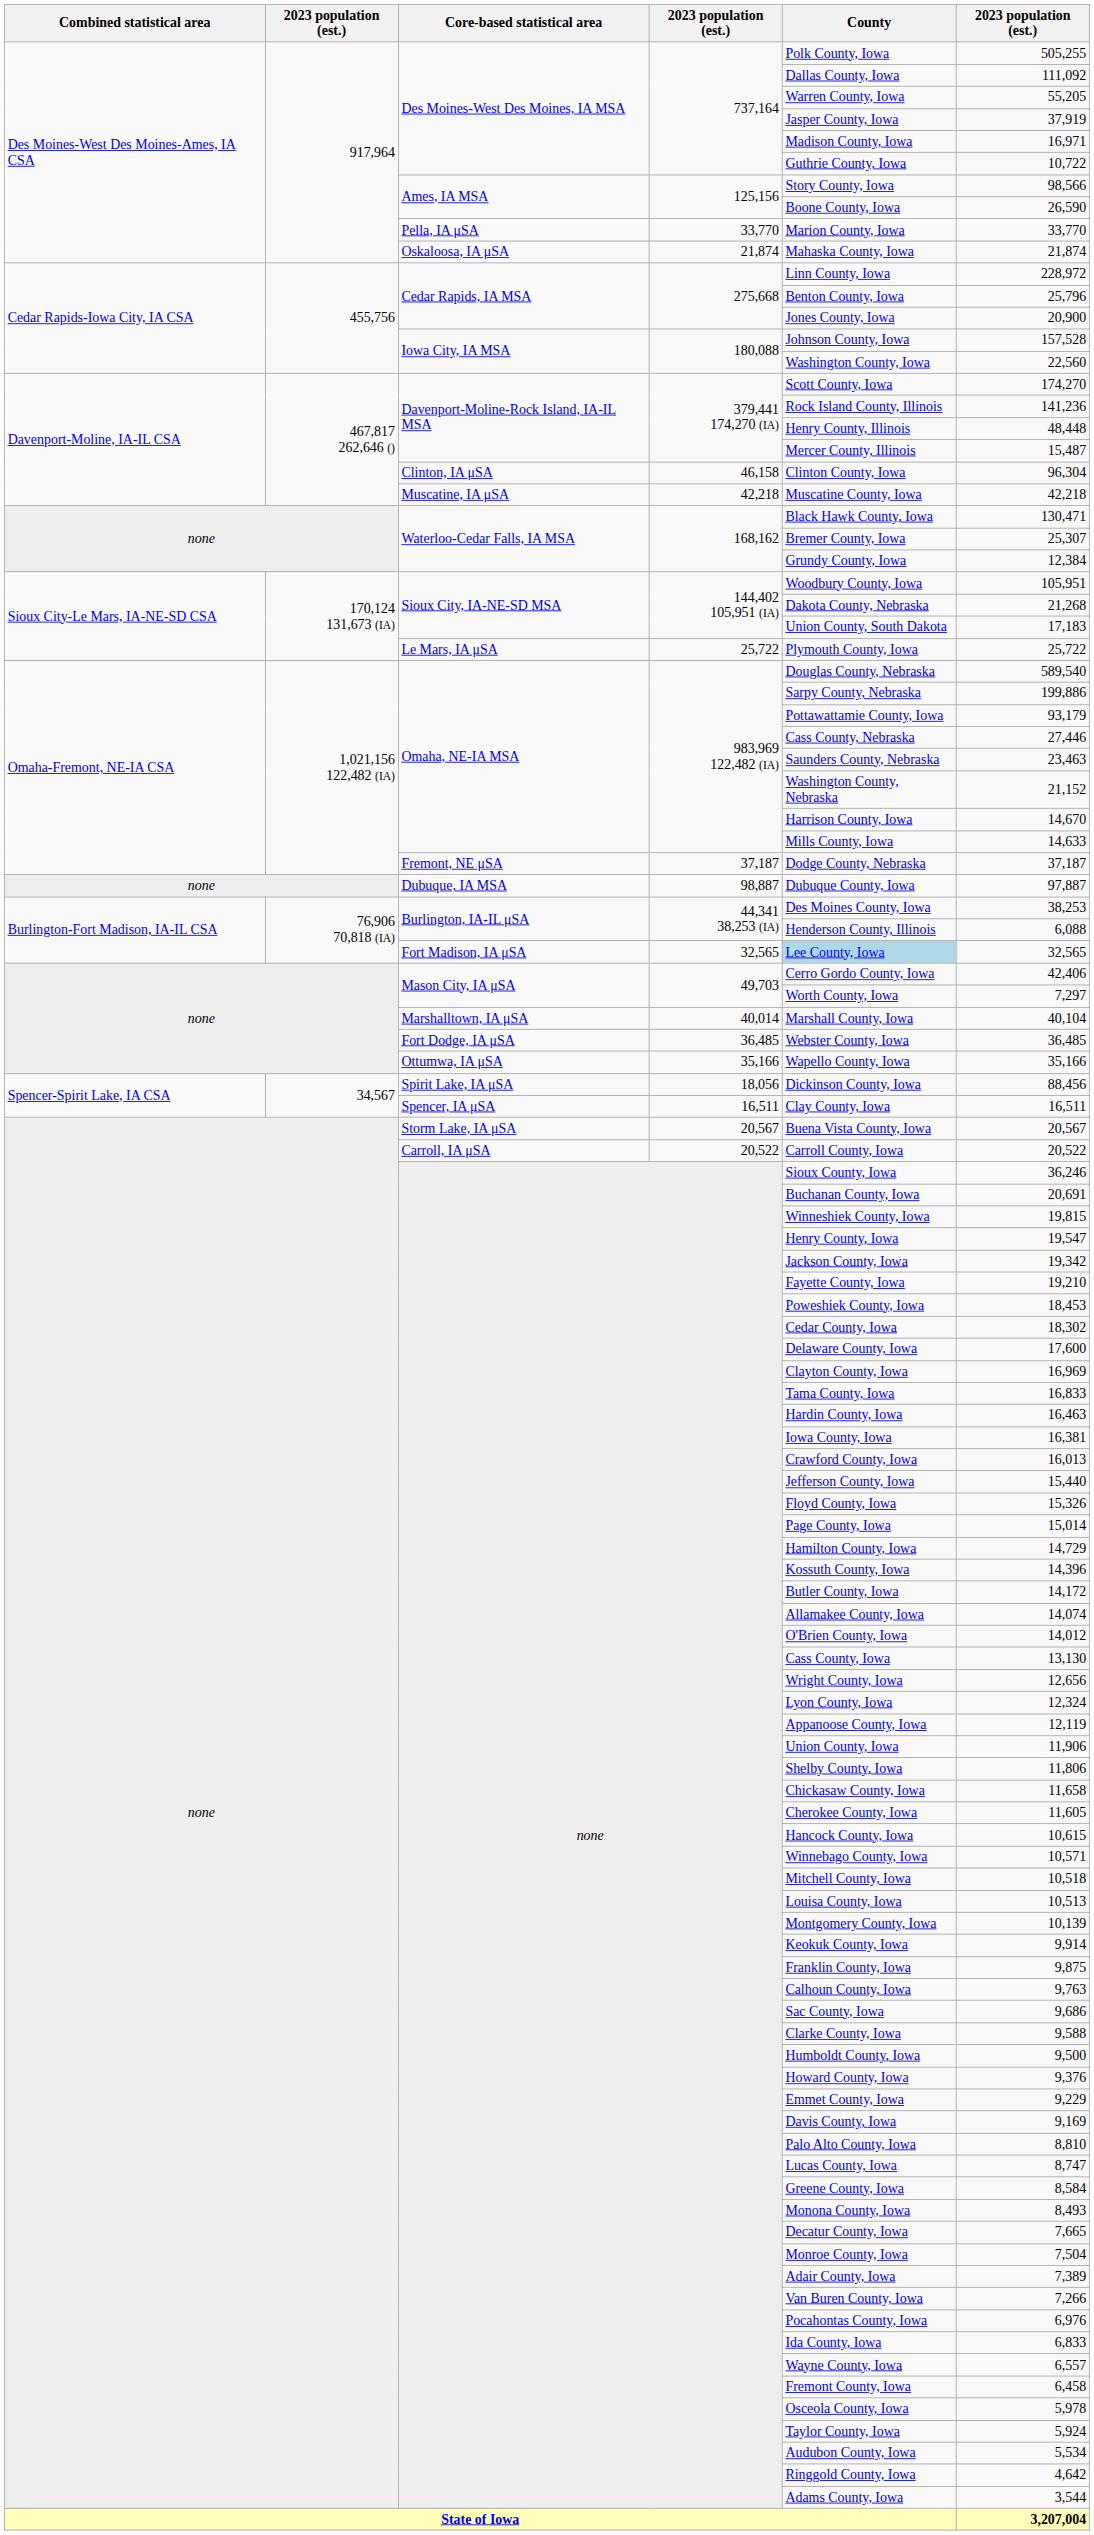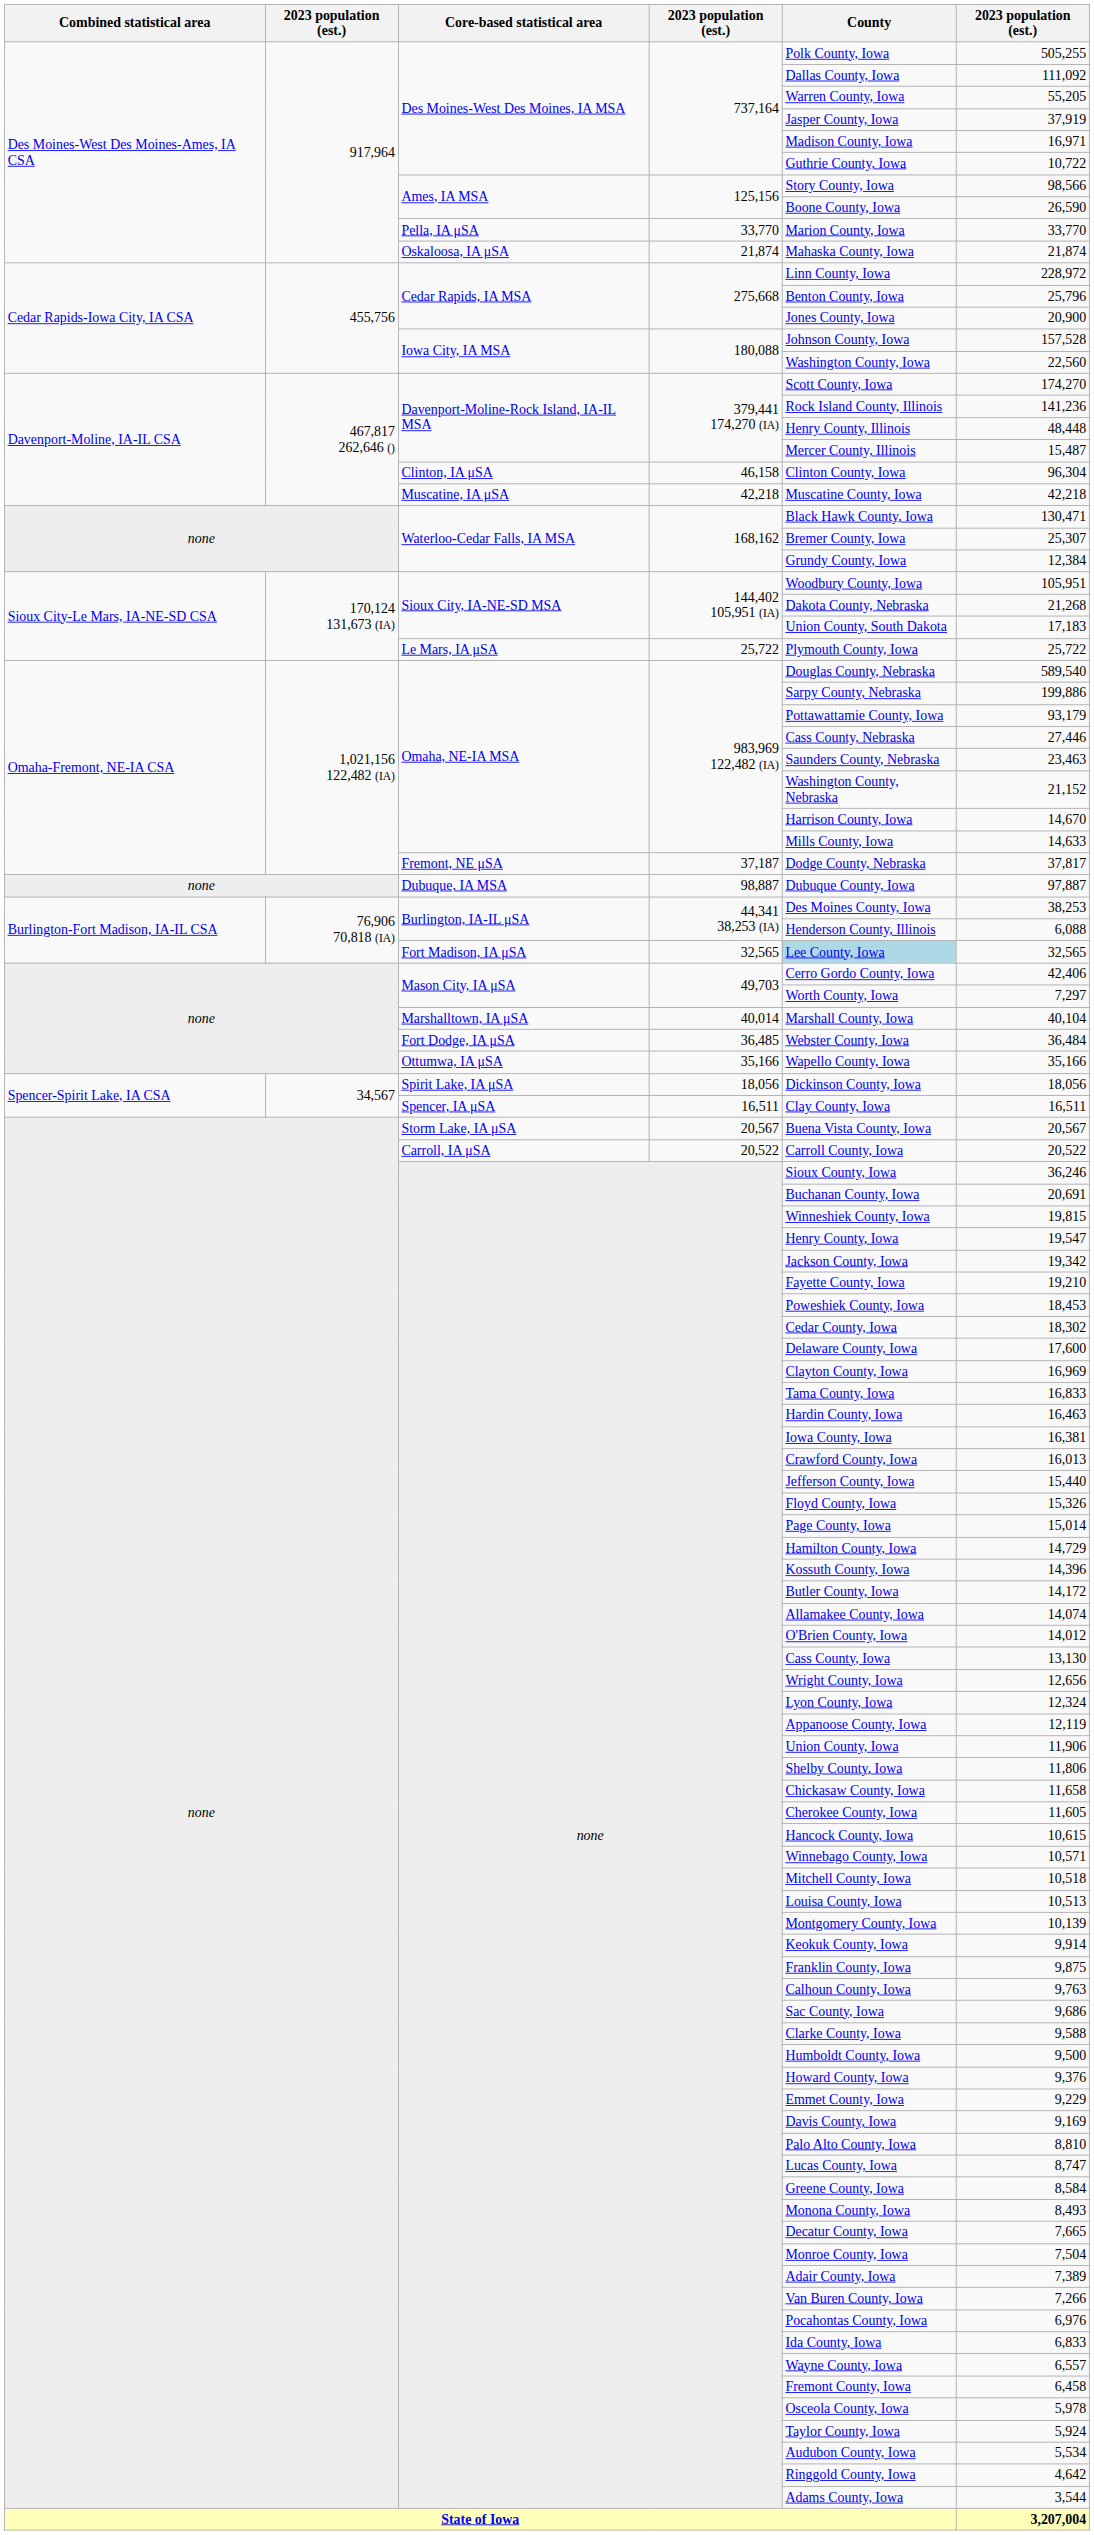(1067, 863) 37,187 -> (1067, 863) 37,817
(1067, 1040) 36,485 -> (1067, 1040) 36,484
(1067, 1084) 88,456 -> (1067, 1084) 18,056
